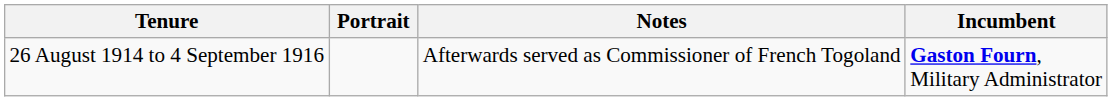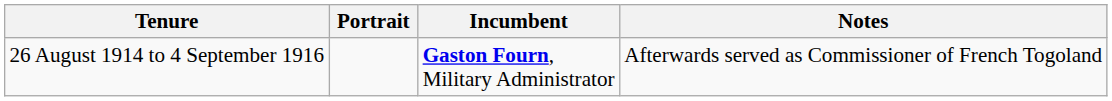columns swapped: (1006, 21) <-> (662, 21)
